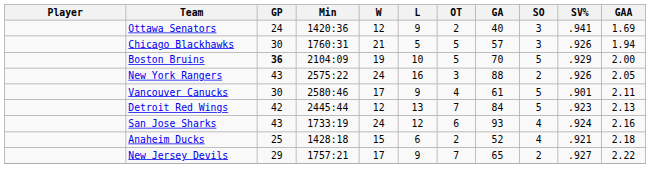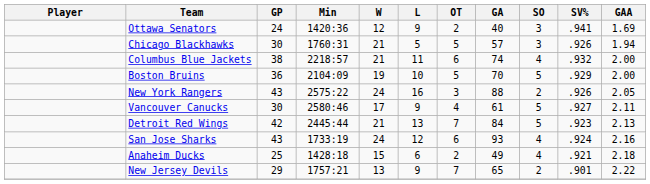+ row: (190, 60)
(277, 60) bold -> (277, 76) normal
(580, 92) .901 -> (580, 108) .927
(379, 108) 12 -> (379, 124) 21
(497, 139) 52 -> (497, 155) 49
(379, 155) 17 -> (379, 171) 13
(580, 155) .927 -> (580, 171) .901
